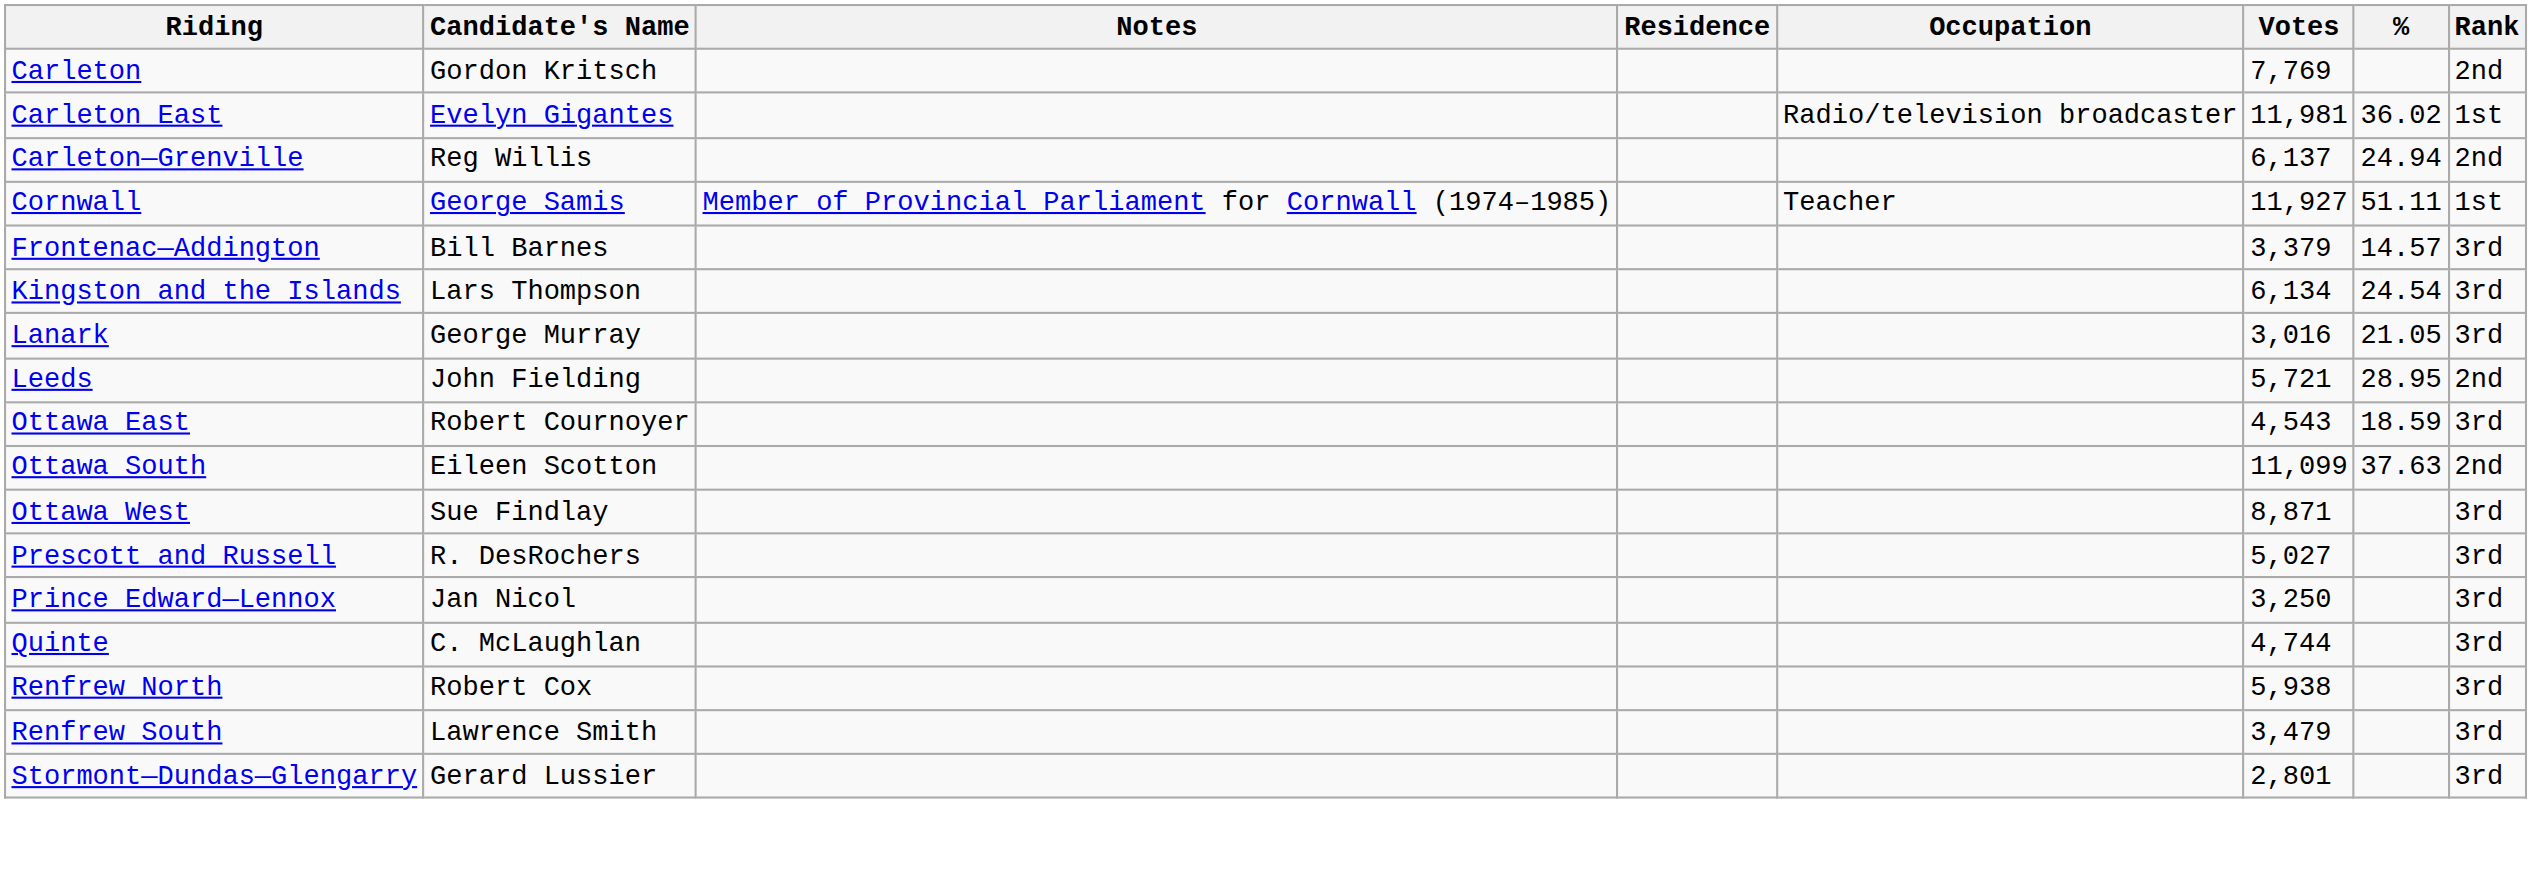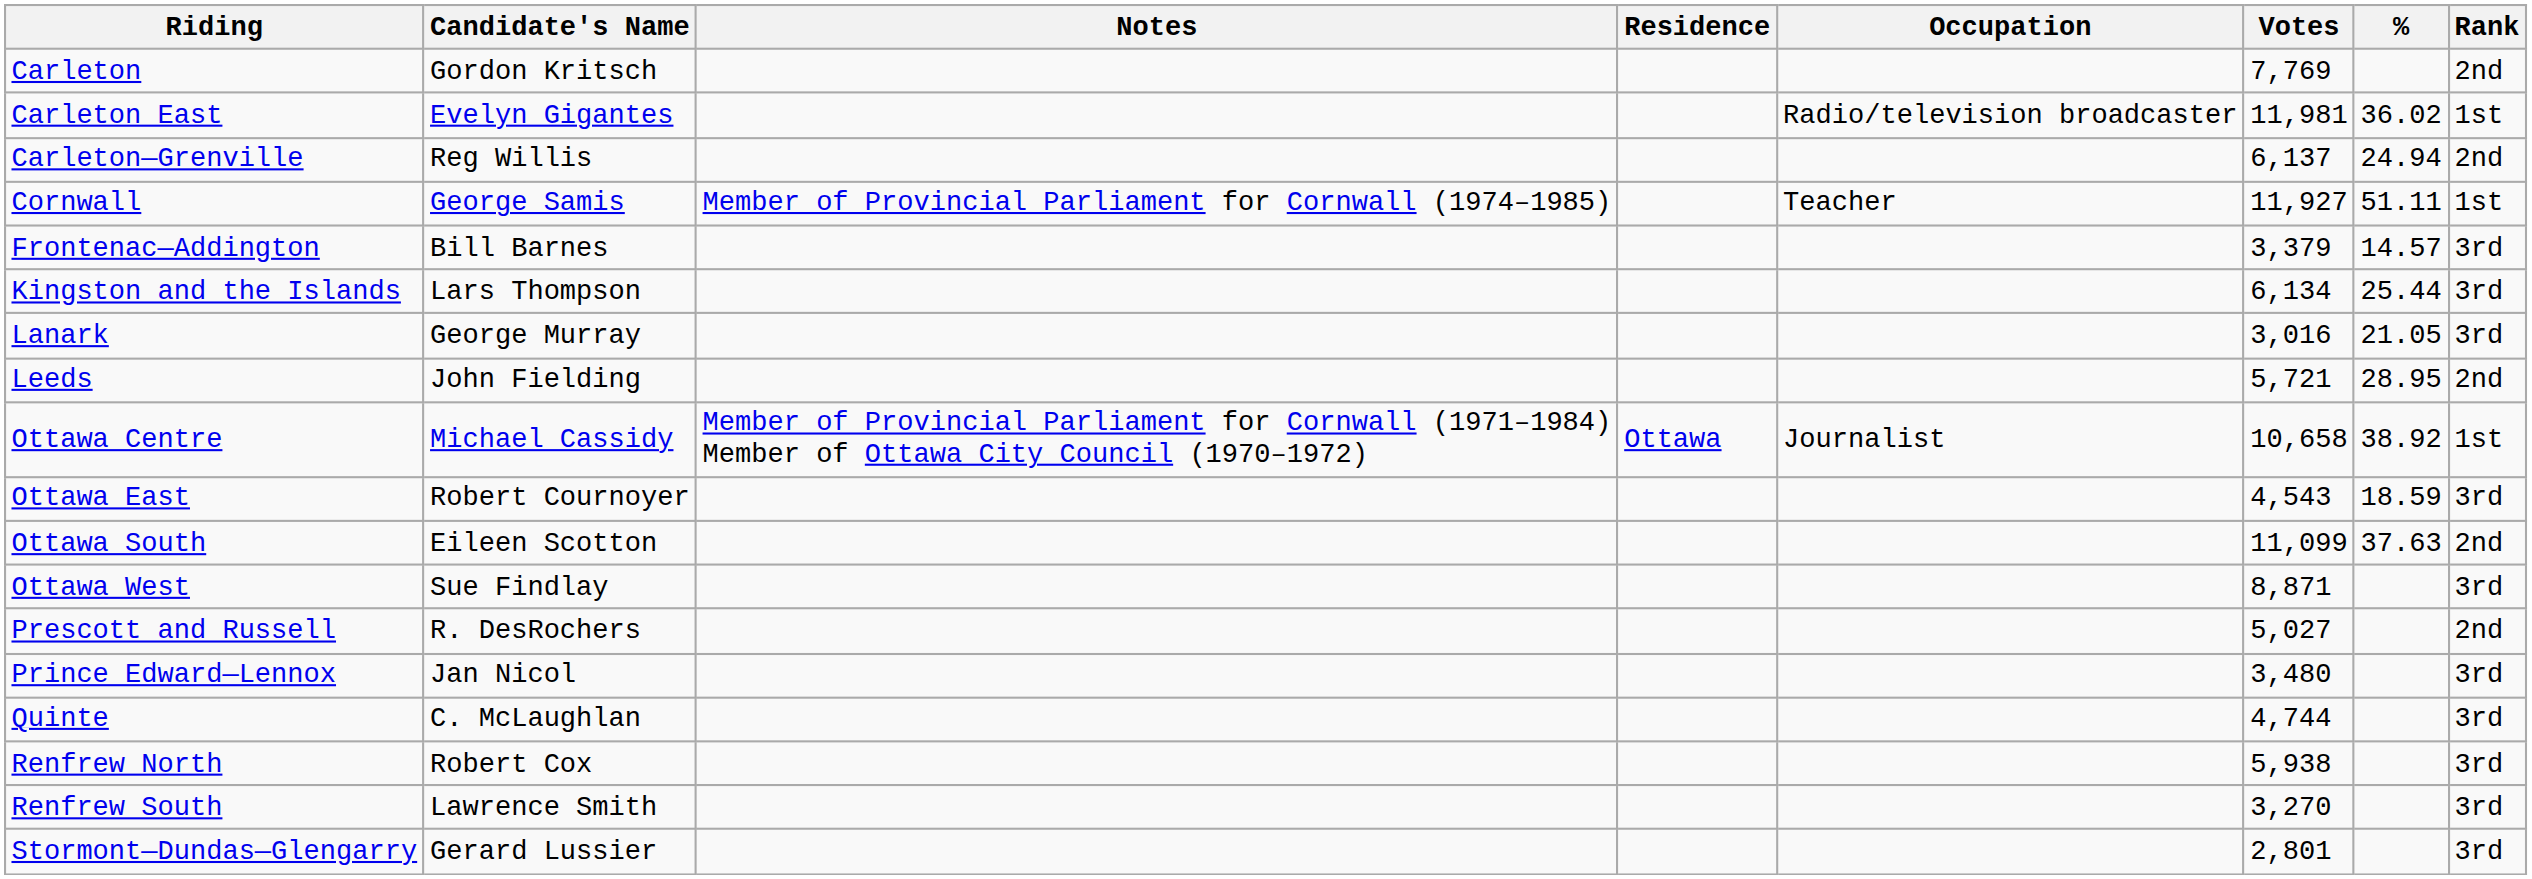(2401, 291) 24.54 -> (2401, 291) 25.44
+ row: (117, 439)
(2479, 556) 3rd -> (2479, 631) 2nd
(2291, 600) 3,250 -> (2291, 675) 3,480
(2291, 732) 3,479 -> (2291, 807) 3,270
